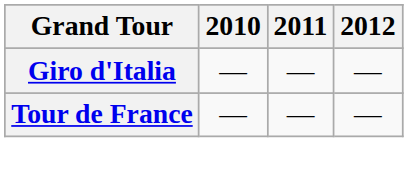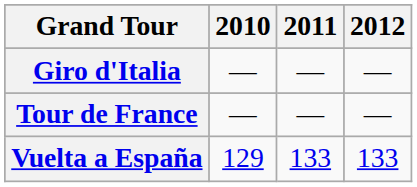+ row: (107, 158)
